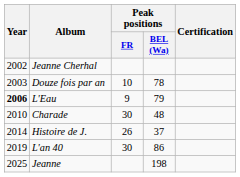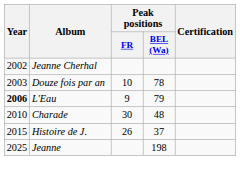(17, 131) 2014 -> (17, 131) 2015
- row: (47, 147)
